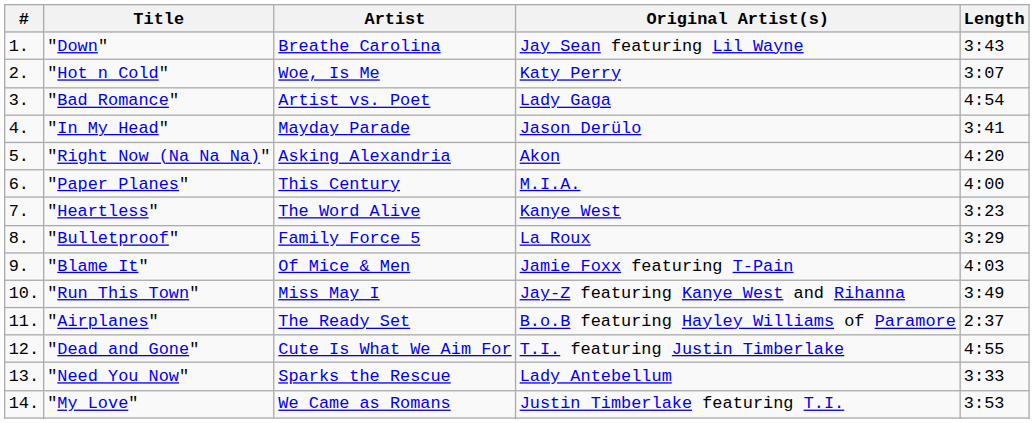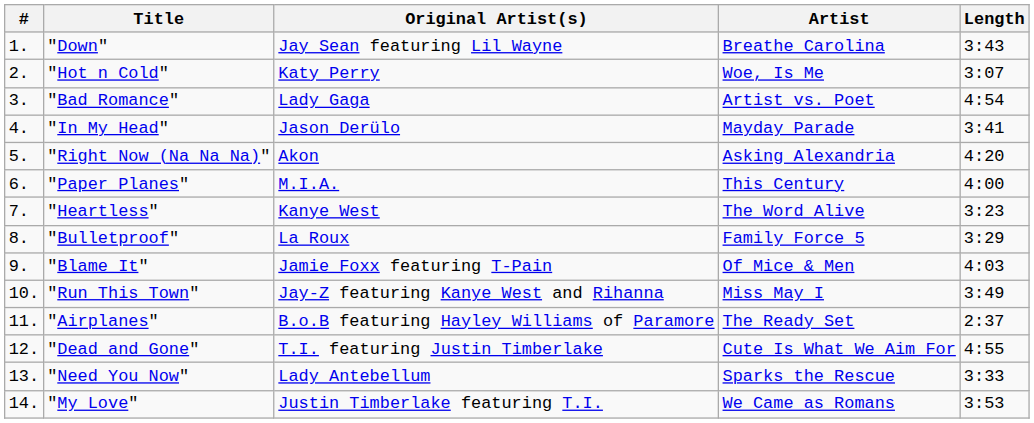columns swapped: (395, 18) <-> (738, 18)
